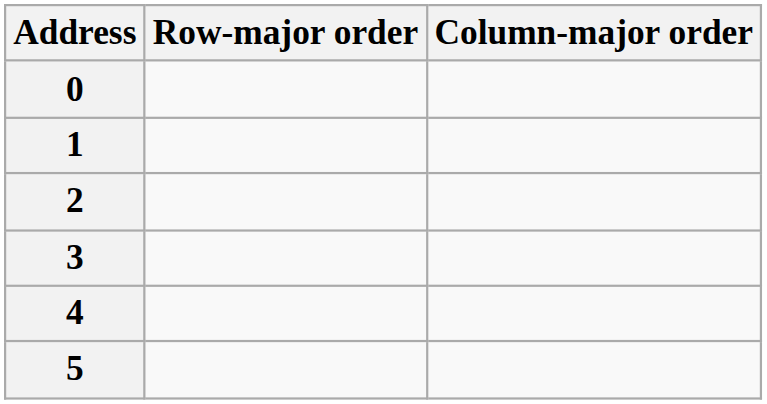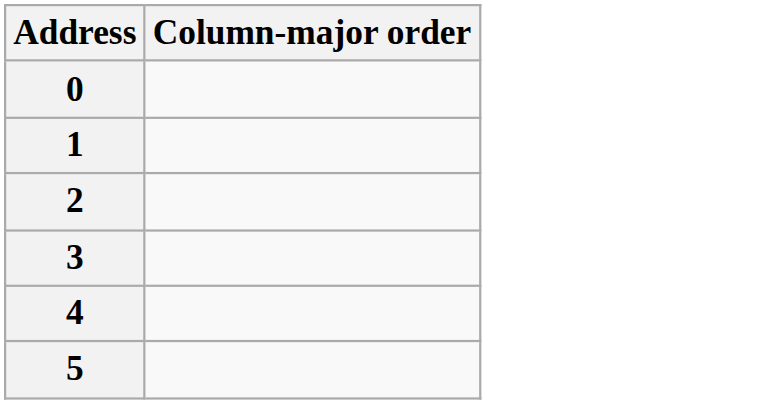- column: (285, 32)
